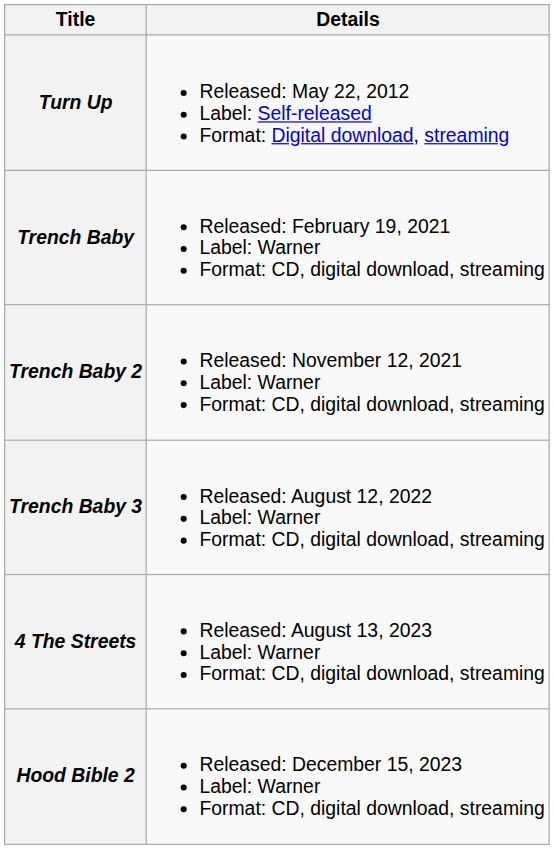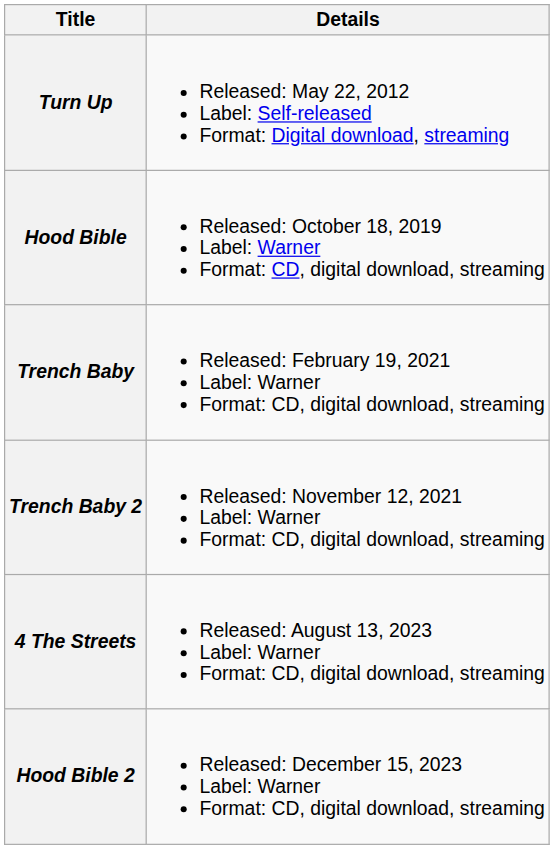+ row: (76, 237)
- row: (76, 506)
